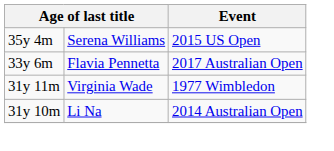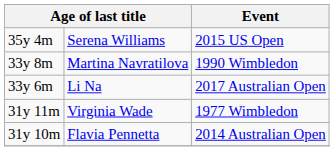+ row: (30, 63)
(113, 63) Flavia Pennetta -> (84, 87) Li Na
(84, 110) Li Na -> (113, 134) Flavia Pennetta
